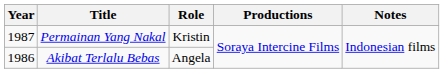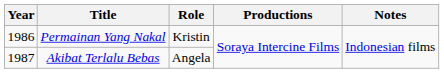(21, 36) 1987 -> (21, 36) 1986
(21, 57) 1986 -> (21, 57) 1987
